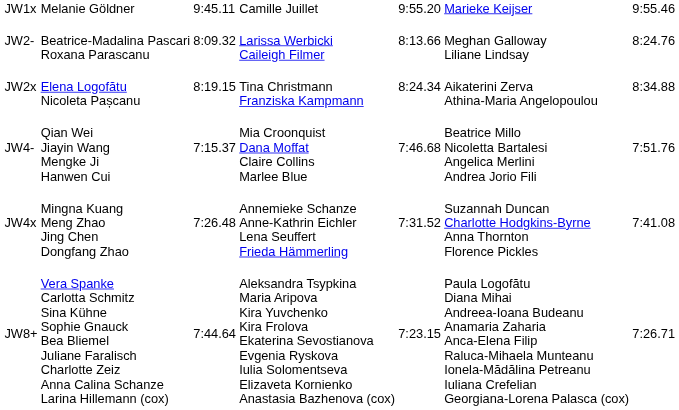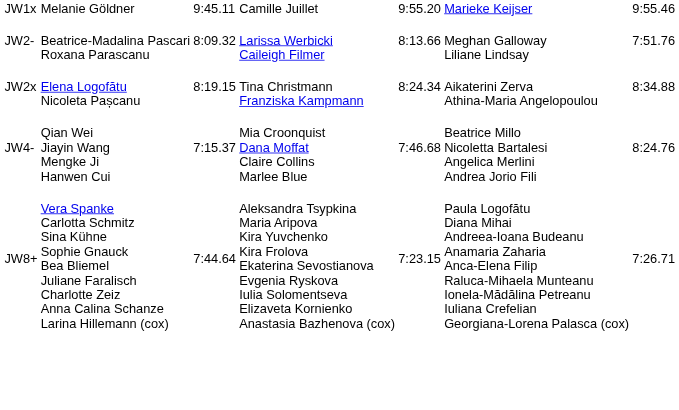(654, 40) 8:24.76 -> (654, 40) 7:51.76
(654, 147) 7:51.76 -> (654, 147) 8:24.76
- row: (20, 223)
